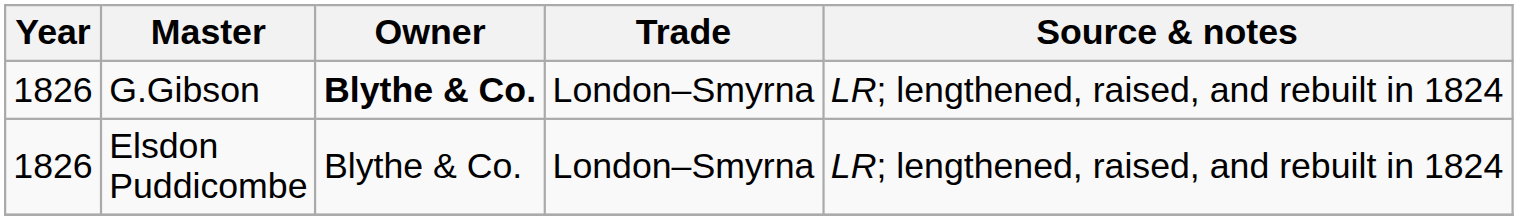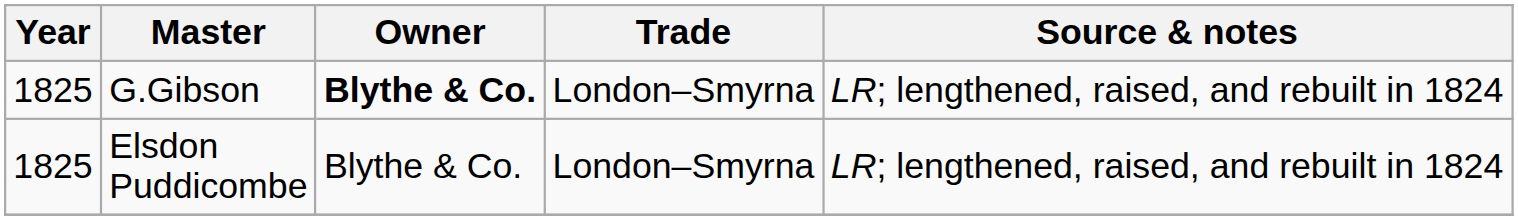(53, 89) 1826 -> (53, 89) 1825
(53, 166) 1826 -> (53, 166) 1825
